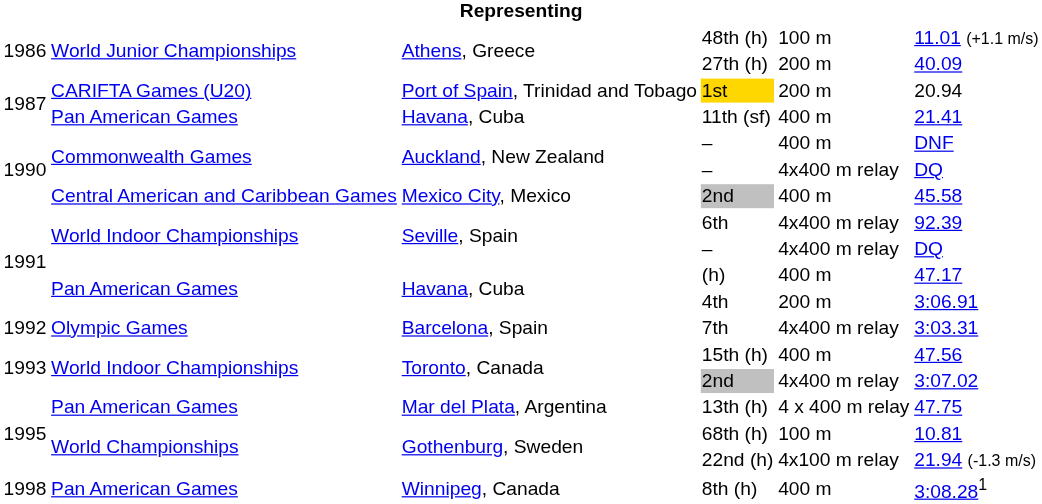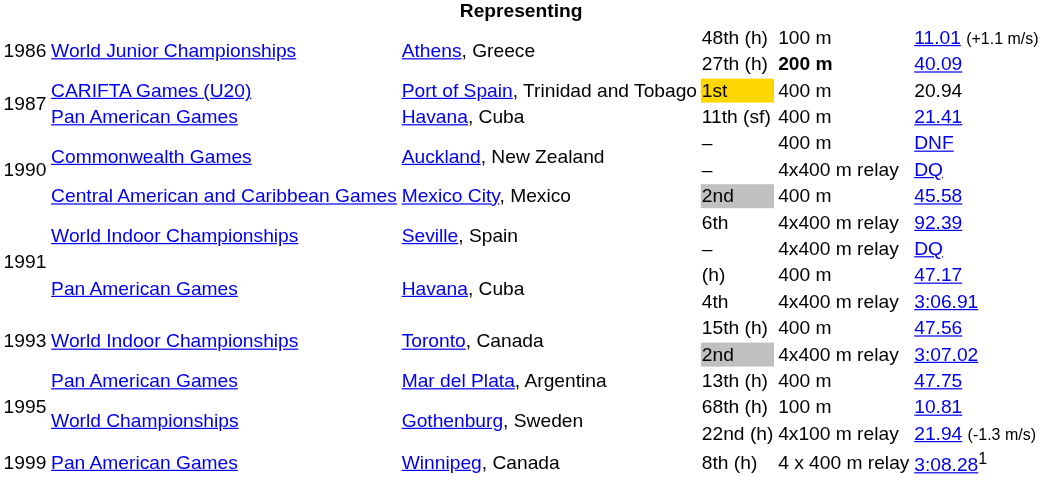(805, 64) normal -> (805, 64) bold
(805, 90) 200 m -> (805, 90) 400 m
(805, 301) 200 m -> (838, 301) 4x400 m relay
- row: (475, 328)
(844, 407) 4 x 400 m relay -> (805, 380) 400 m
(25, 489) 1998 -> (25, 462) 1999
(805, 489) 400 m -> (844, 462) 4 x 400 m relay
